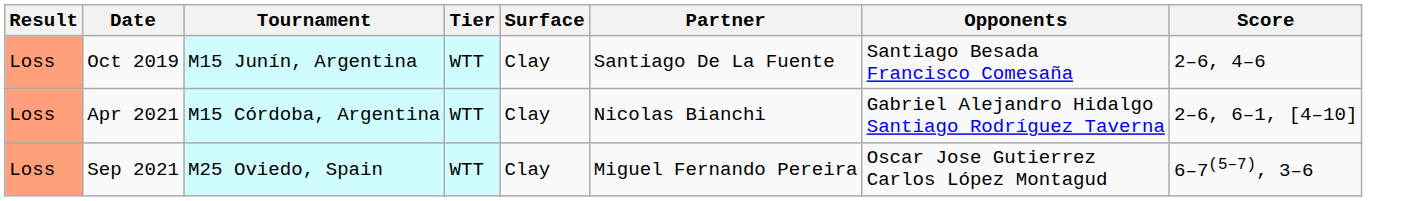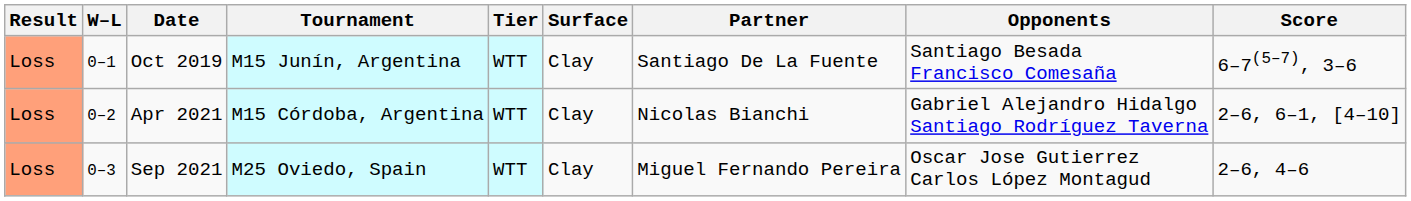+ column: (104, 20)
(1220, 62) 2–6, 4–6 -> (1287, 62) 6–7(5–7), 3–6
(1244, 169) 6–7(5–7), 3–6 -> (1263, 169) 2–6, 4–6
